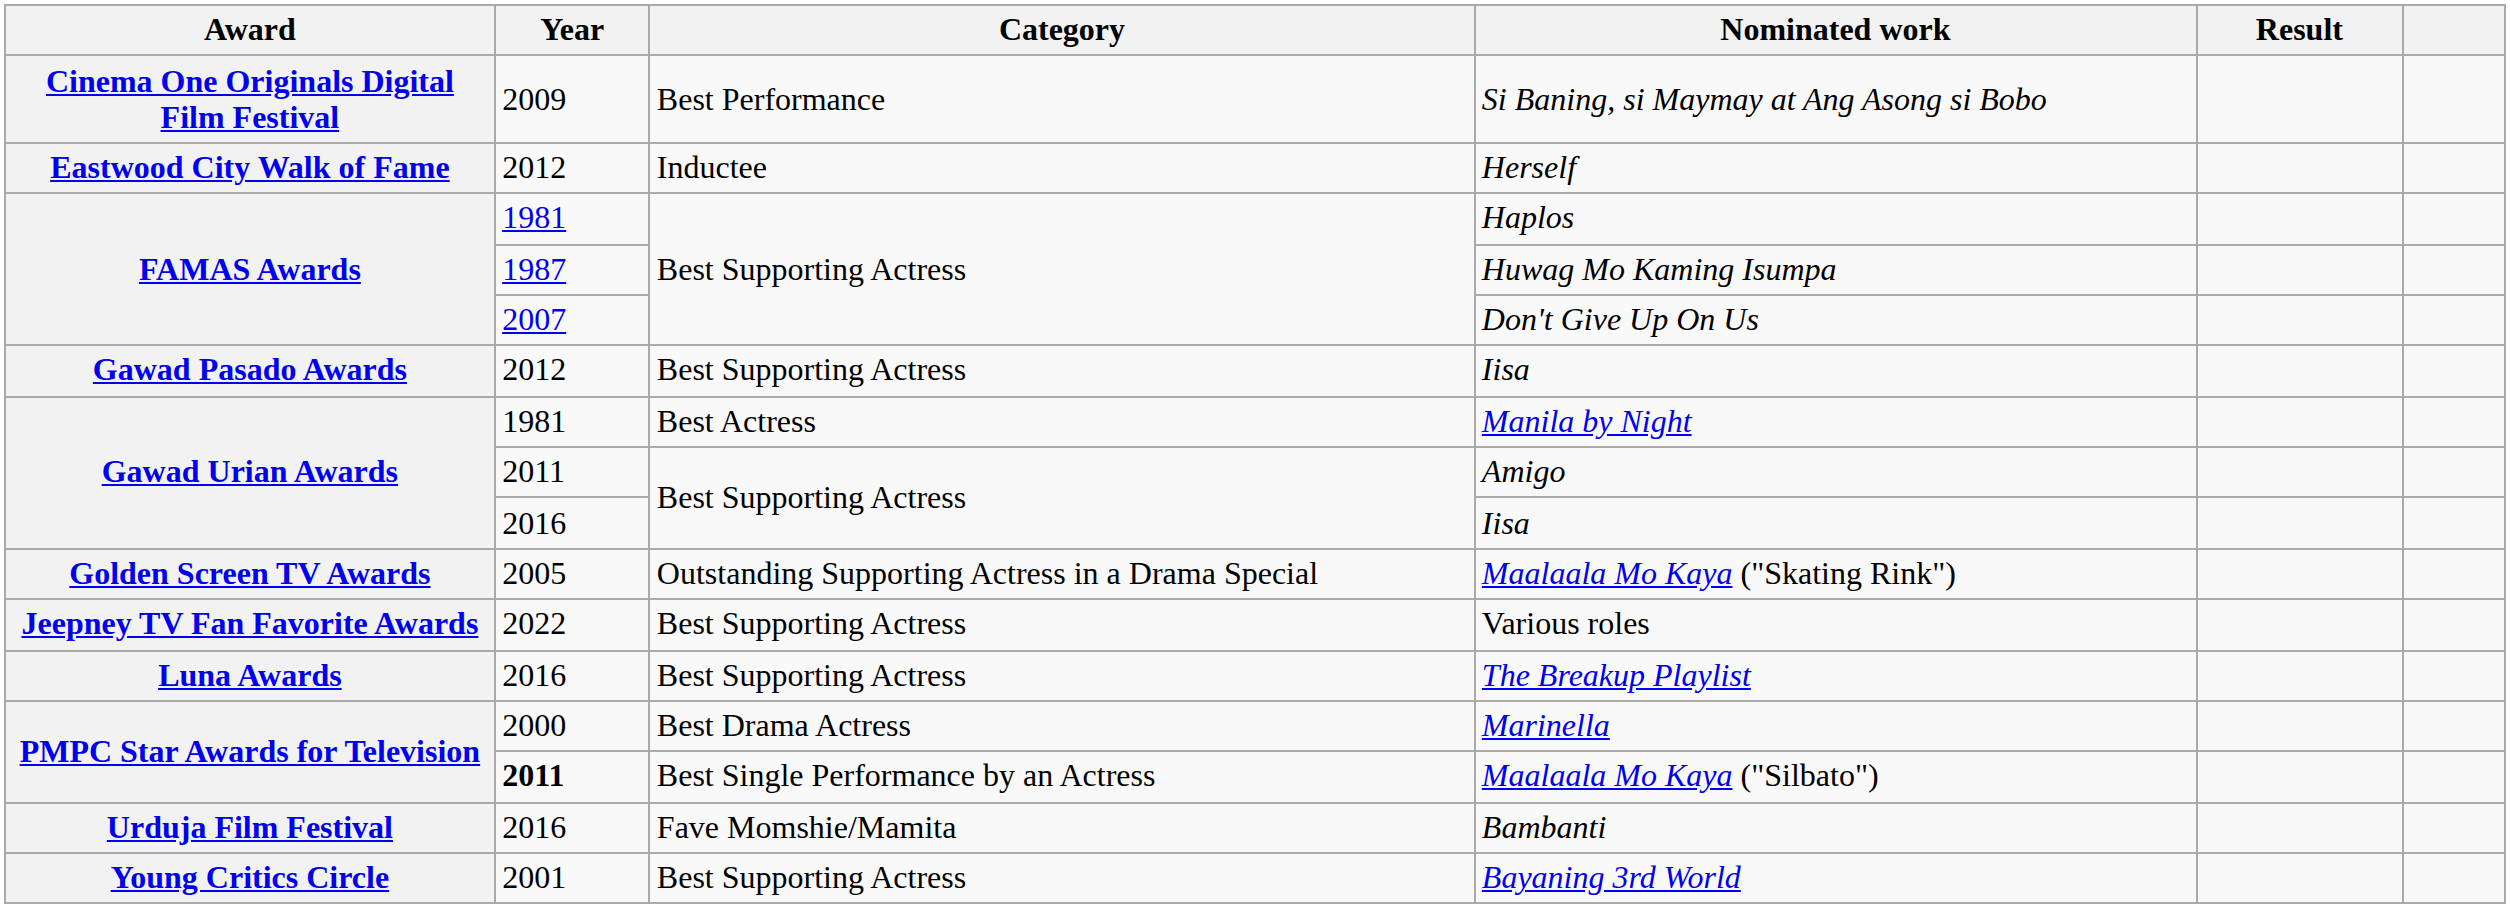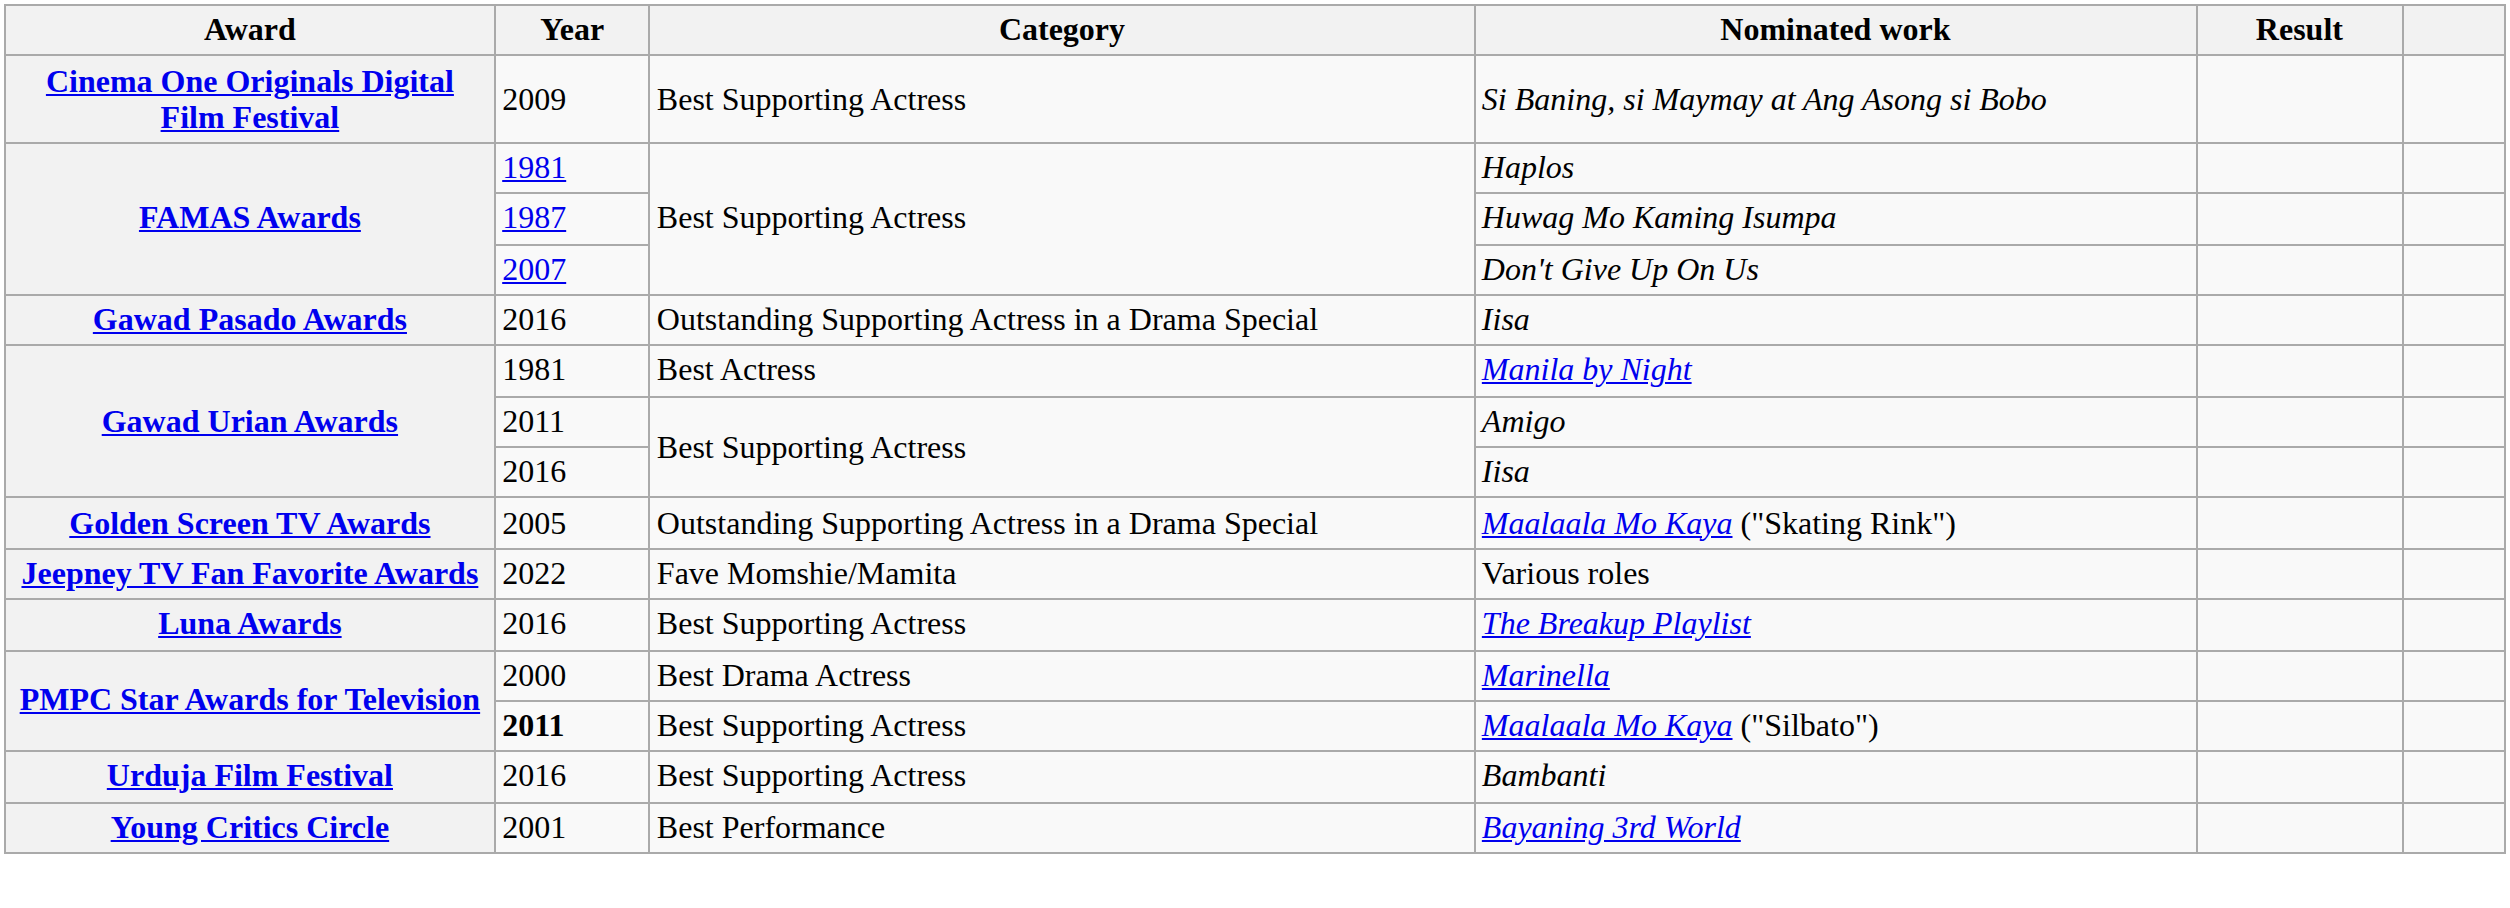(771, 98) Best Performance -> (812, 98) Best Supporting Actress
- row: (250, 167)
(534, 370) 2012 -> (534, 319) 2016
(812, 370) Best Supporting Actress -> (987, 319) Outstanding Supporting Actress in a Drama Special
(812, 624) Best Supporting Actress -> (807, 573) Fave Momshie/Mamita
(906, 776) Best Single Performance by an Actress -> (812, 725) Best Supporting Actress
(807, 827) Fave Momshie/Mamita -> (812, 776) Best Supporting Actress
(812, 877) Best Supporting Actress -> (771, 827) Best Performance
